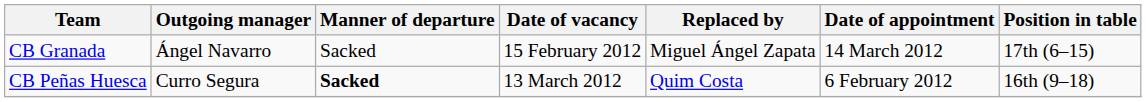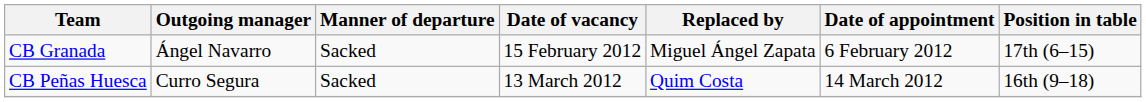(884, 50) 14 March 2012 -> (889, 50) 6 February 2012
(350, 81) bold -> (348, 81) normal
(889, 81) 6 February 2012 -> (884, 81) 14 March 2012
